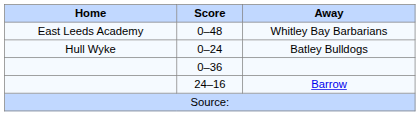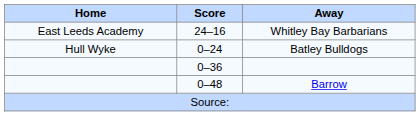(210, 31) 0–48 -> (210, 31) 24–16
(210, 84) 24–16 -> (210, 84) 0–48
